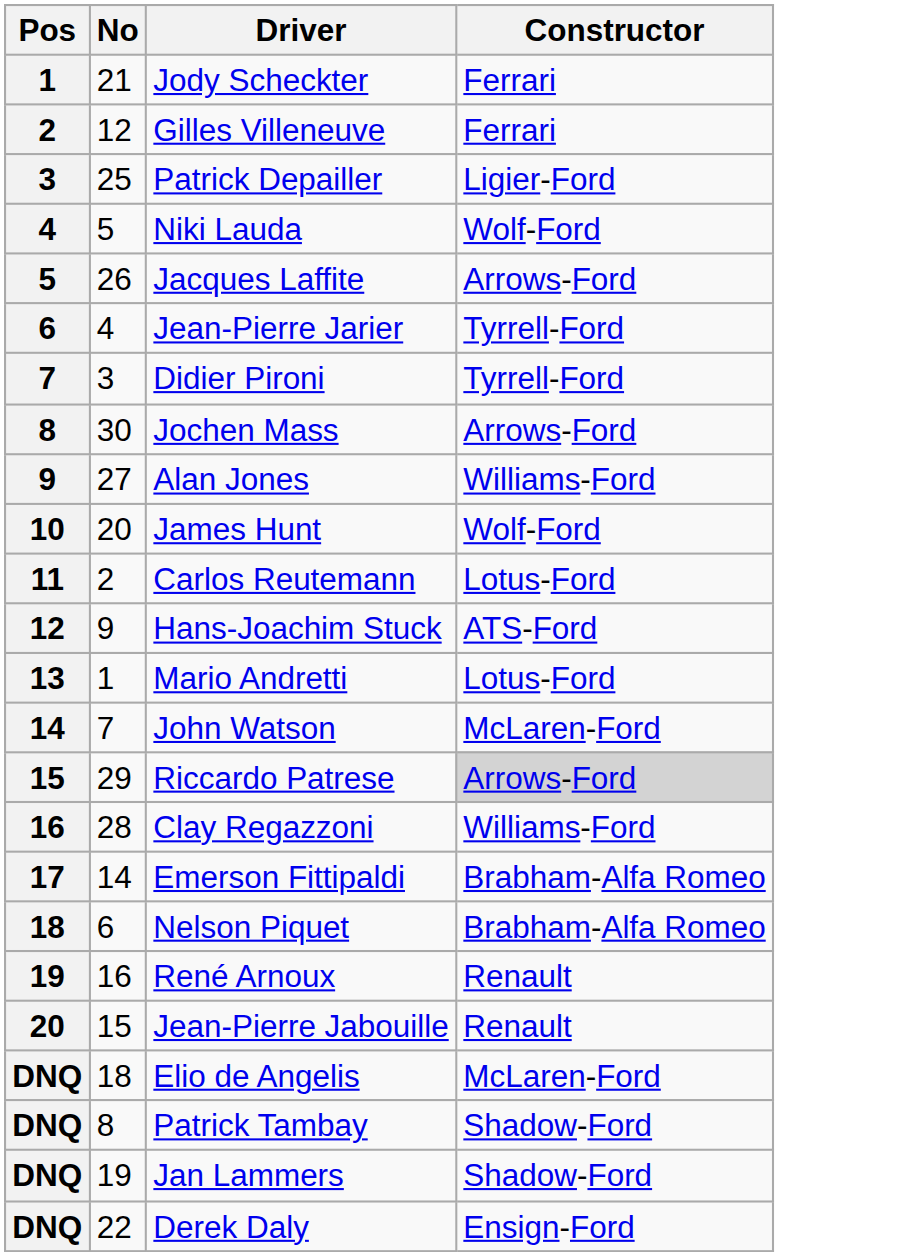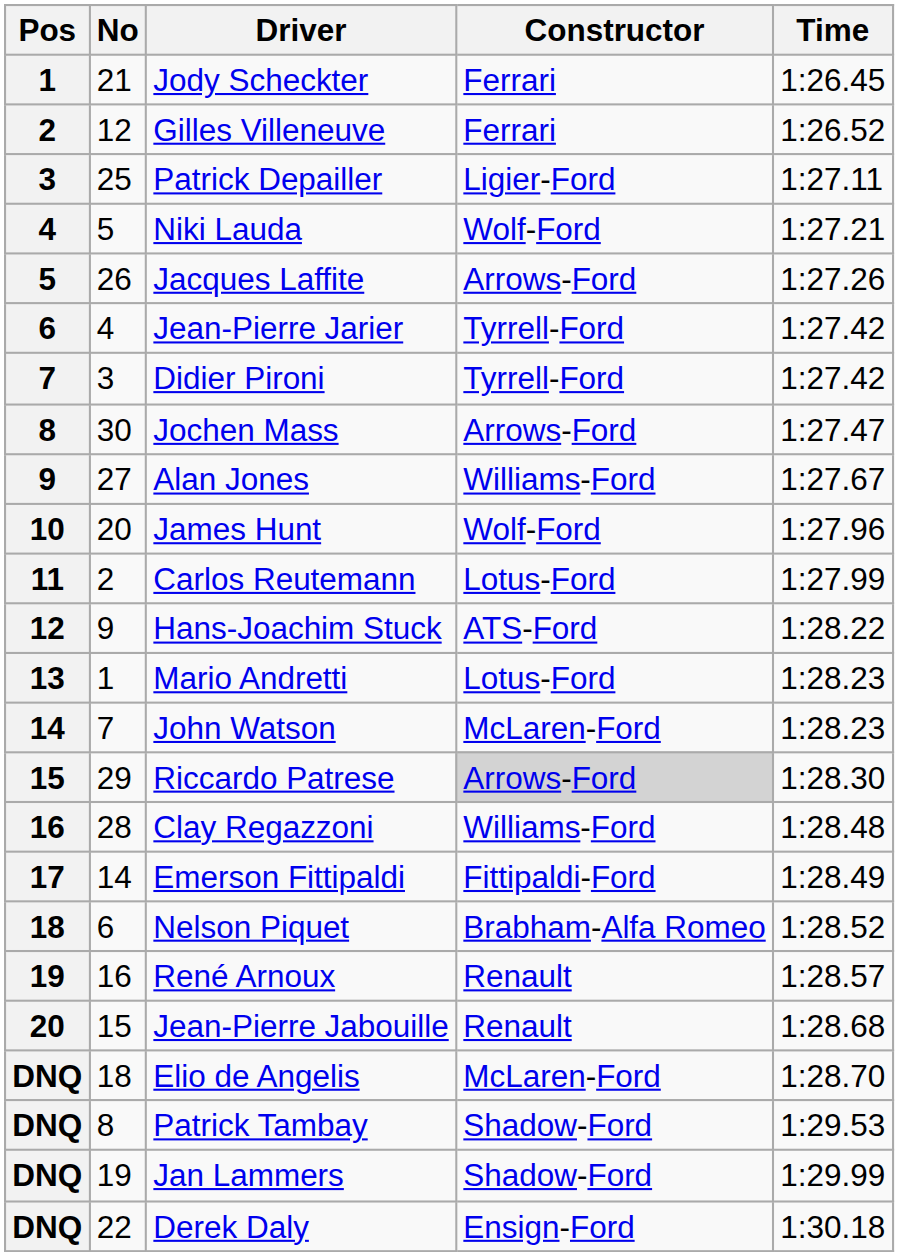+ column: (833, 30)
(615, 877) Brabham-Alfa Romeo -> (559, 877) Fittipaldi-Ford
